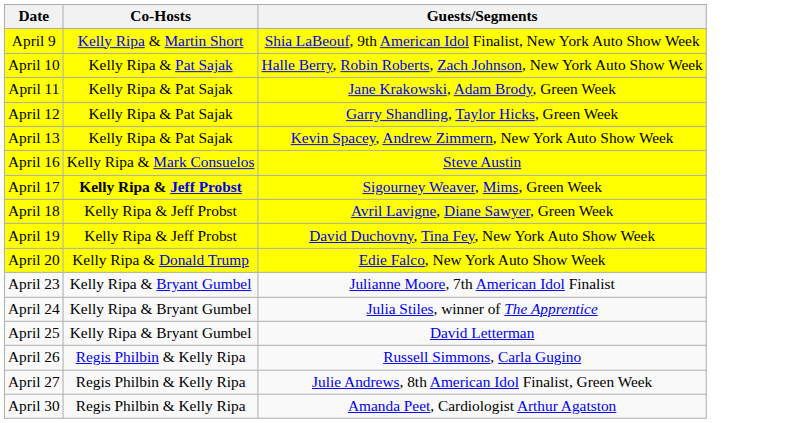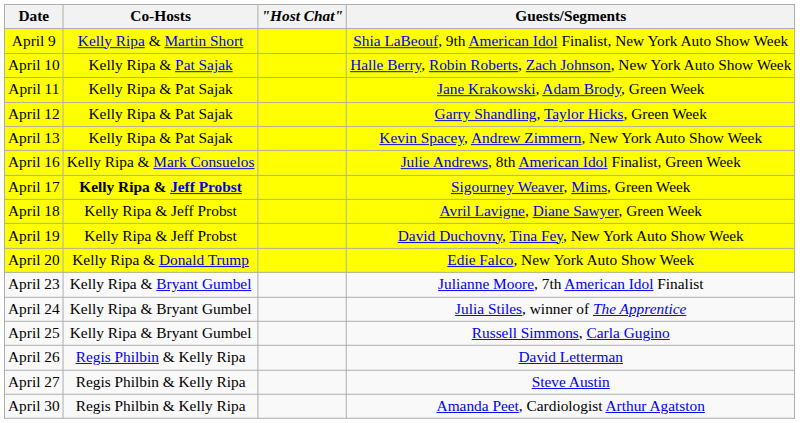+ column: (302, 16)
(482, 162) Steve Austin -> (571, 162) Julie Andrews, 8th American Idol Finalist, Green Week
(482, 333) David Letterman -> (571, 333) Russell Simmons, Carla Gugino
(482, 357) Russell Simmons, Carla Gugino -> (571, 357) David Letterman
(482, 382) Julie Andrews, 8th American Idol Finalist, Green Week -> (571, 382) Steve Austin
